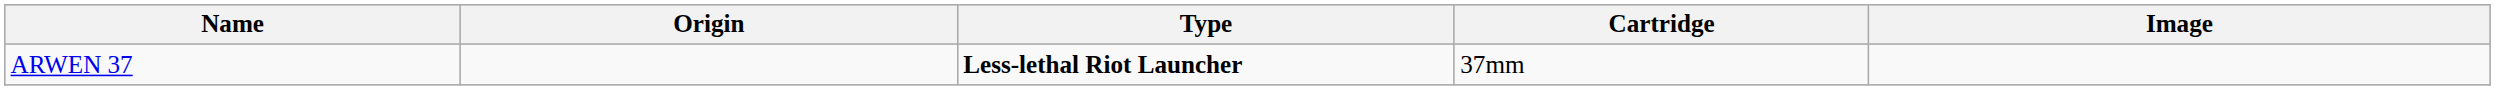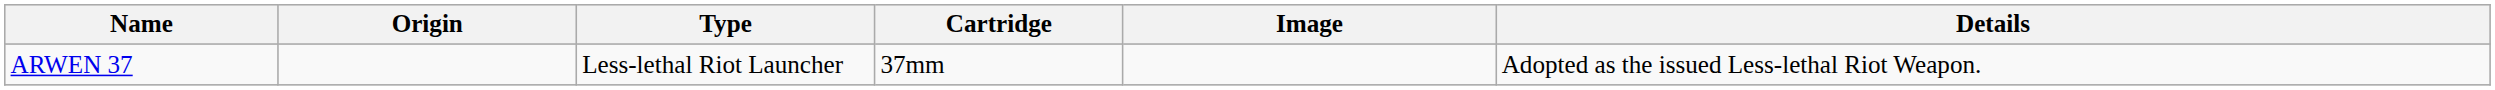+ column: (1993, 24)
(1103, 64) bold -> (713, 64) normal
